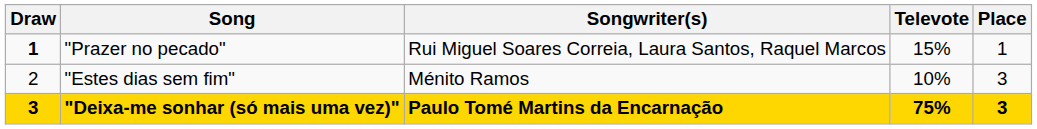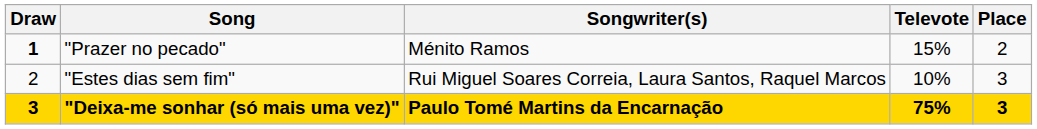(647, 49) Rui Miguel Soares Correia, Laura Santos, Raquel Marcos -> (469, 49) Ménito Ramos
(1002, 49) 1 -> (1002, 49) 2
(469, 78) Ménito Ramos -> (647, 78) Rui Miguel Soares Correia, Laura Santos, Raquel Marcos
